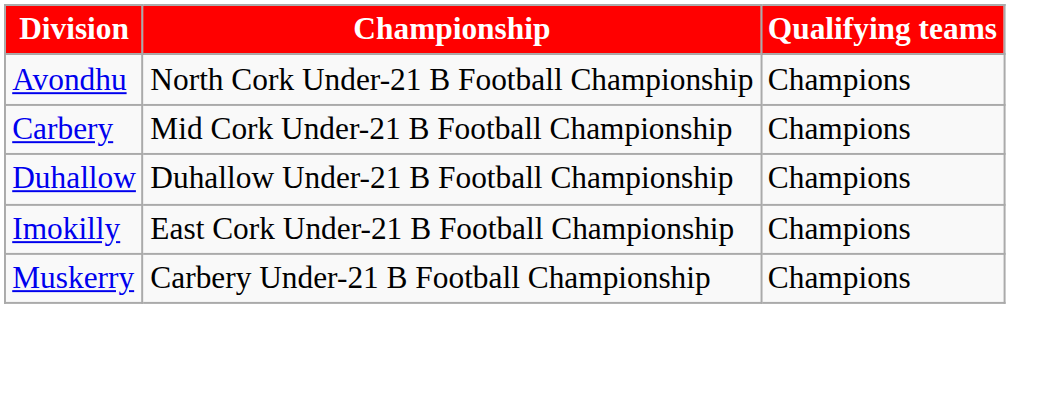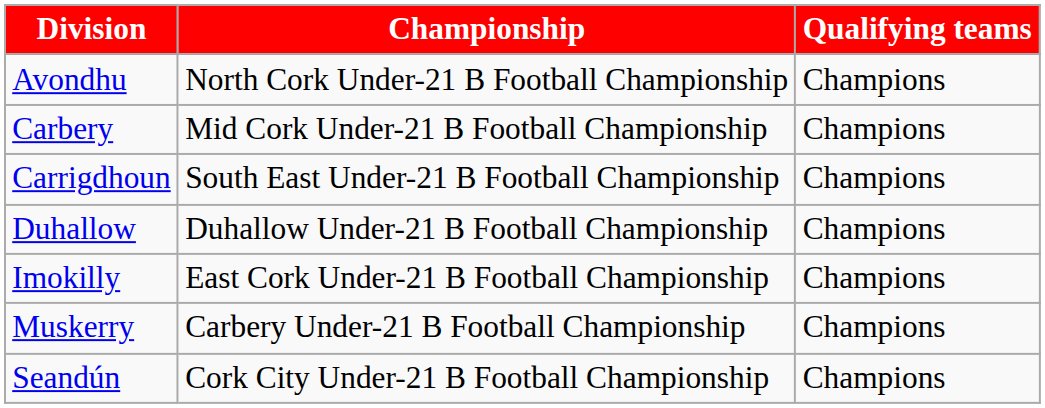+ row: (91, 178)
+ row: (66, 377)
